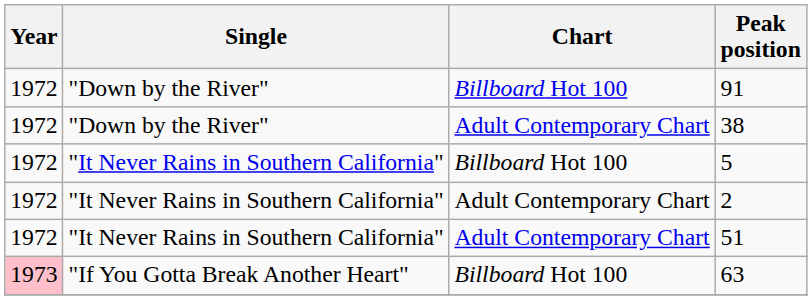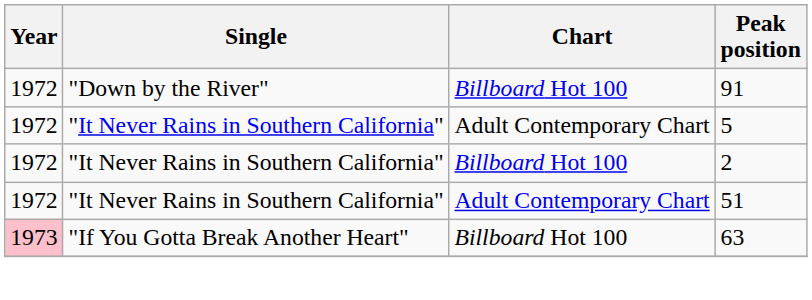- row: (732, 125)
(541, 162) Billboard Hot 100 -> (582, 125) Adult Contemporary Chart
(582, 200) Adult Contemporary Chart -> (541, 162) Billboard Hot 100
